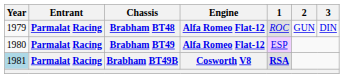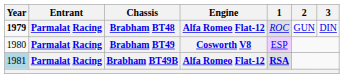(16, 28) normal -> (16, 28) bold
(224, 44) Alfa Romeo Flat-12 -> (224, 44) Cosworth V8
(224, 60) Cosworth V8 -> (224, 60) Alfa Romeo Flat-12
